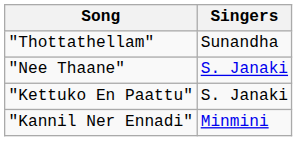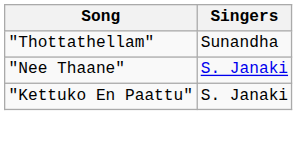- row: (101, 123)
